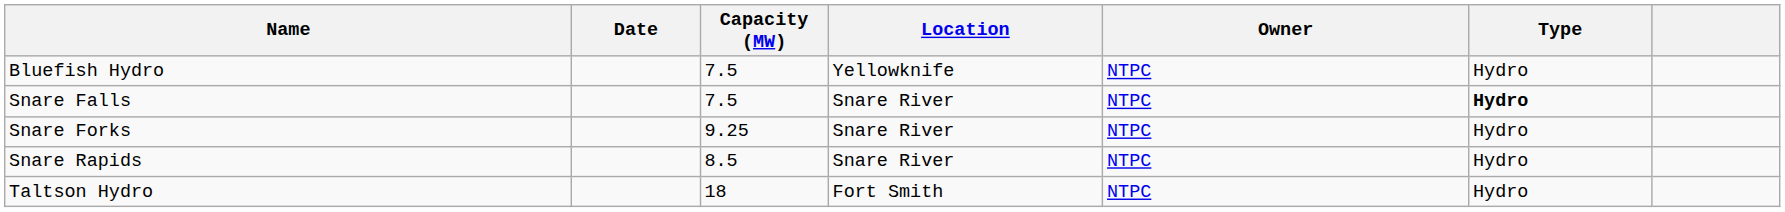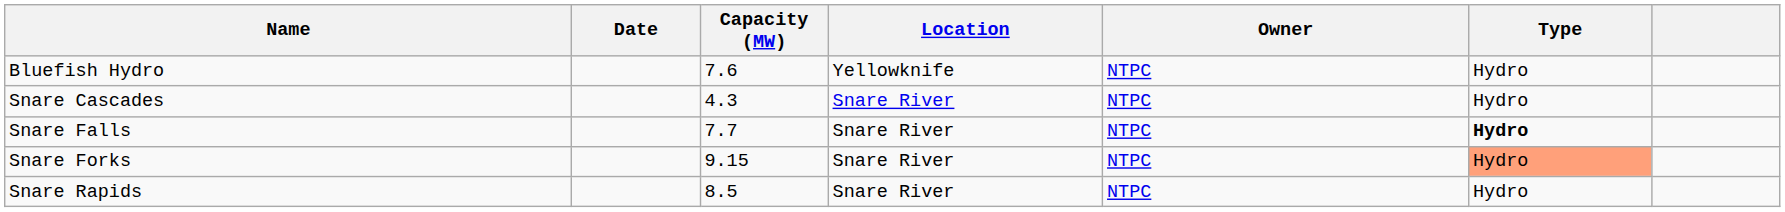(721, 71) 7.5 -> (721, 71) 7.6
+ row: (87, 101)
(721, 101) 7.5 -> (721, 131) 7.7
(727, 131) 9.25 -> (727, 161) 9.15
(1501, 131) no background -> (1501, 161) lightsalmon background
- row: (81, 191)
